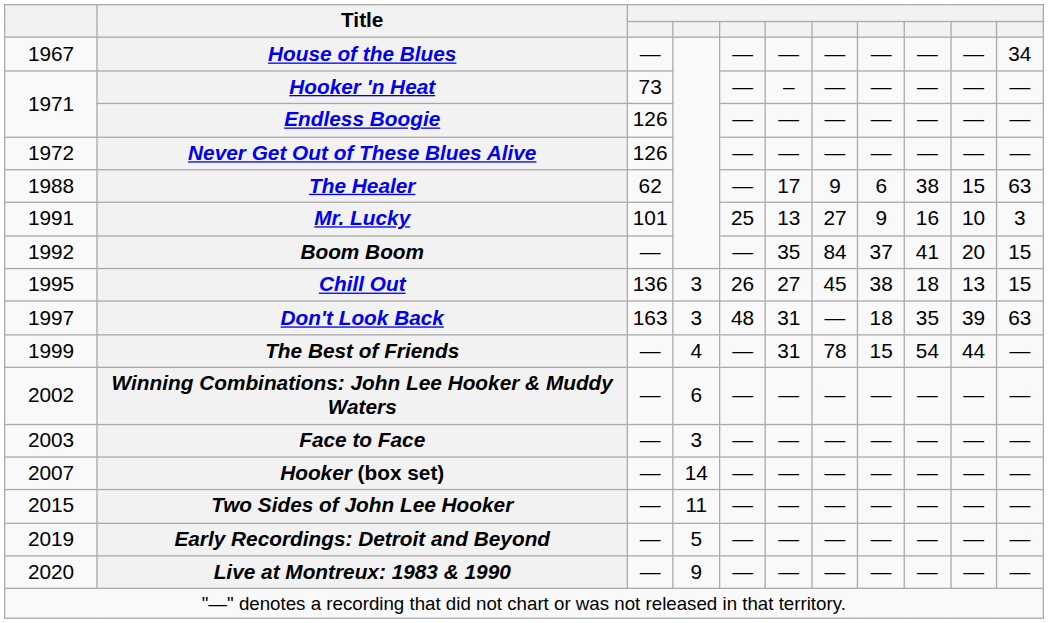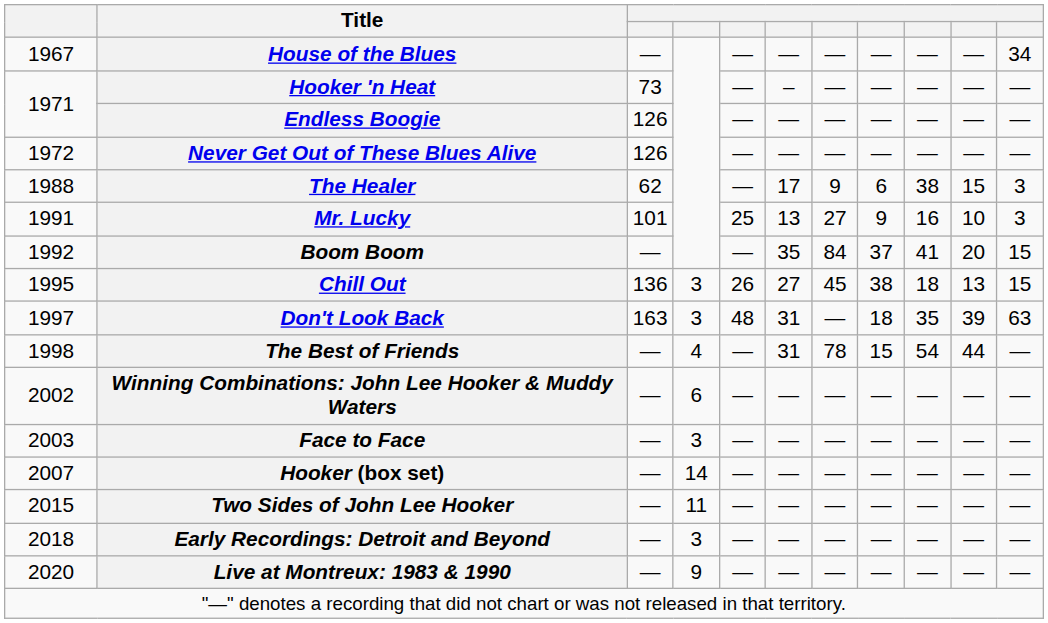(1020, 185) 63 -> (1020, 185) 3
(51, 350) 1999 -> (51, 350) 1998
(51, 539) 2019 -> (51, 539) 2018
(696, 539) 5 -> (696, 539) 3
